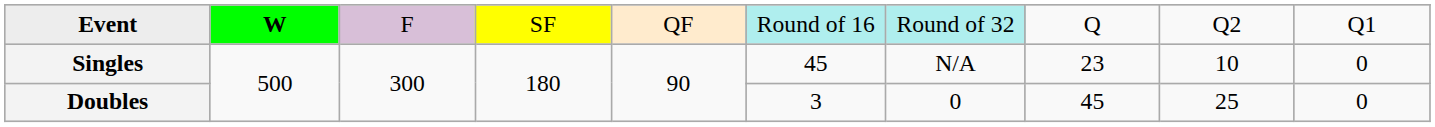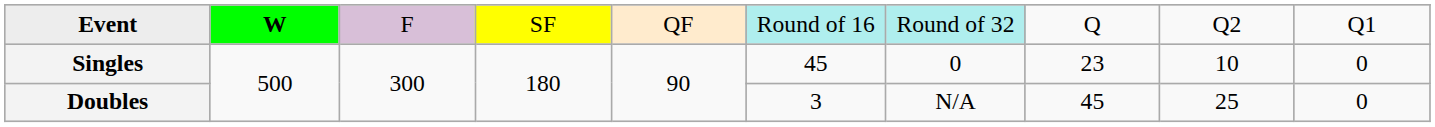(955, 63) N/A -> (955, 63) 0
(955, 102) 0 -> (955, 102) N/A
